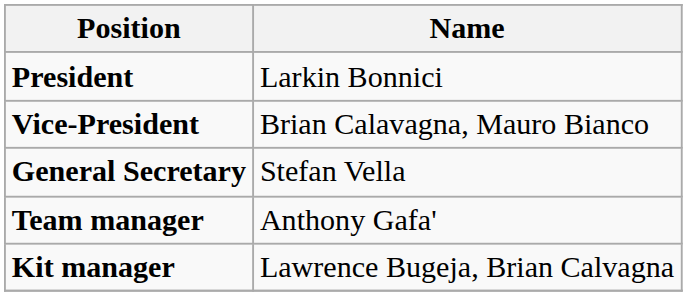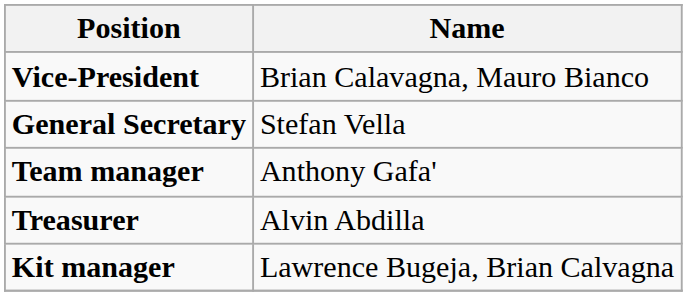- row: (73, 76)
+ row: (75, 219)
